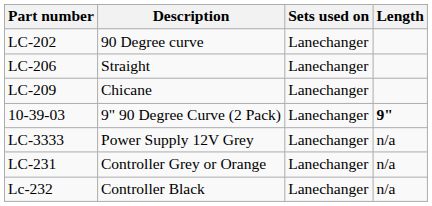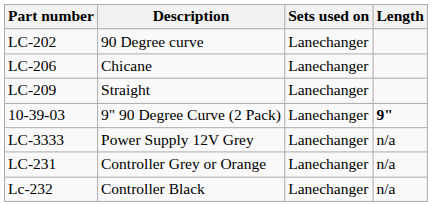(126, 66) Straight -> (126, 66) Chicane
(126, 90) Chicane -> (126, 90) Straight
